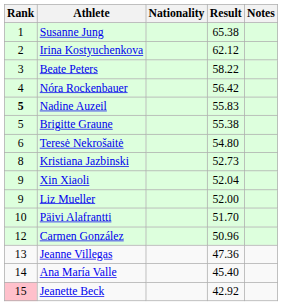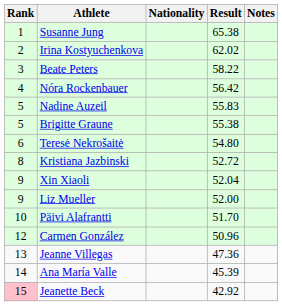(226, 50) 62.12 -> (226, 50) 62.02
(21, 106) bold -> (21, 106) normal
(226, 161) 52.73 -> (226, 161) 52.72
(226, 273) 45.40 -> (226, 273) 45.39
